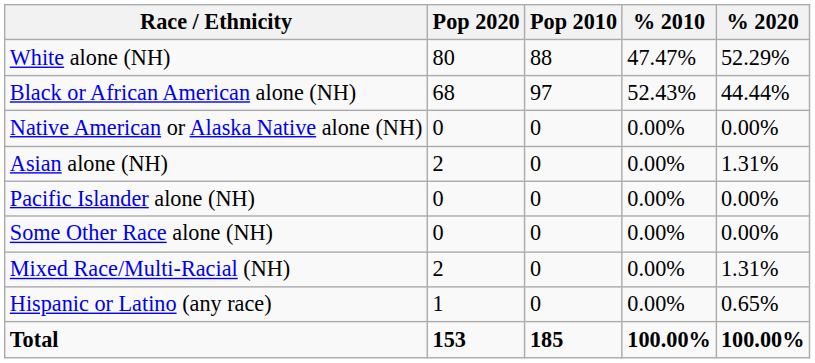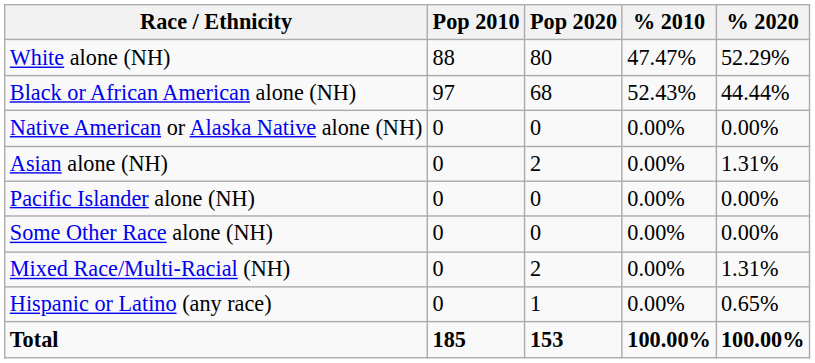columns swapped: (574, 22) <-> (476, 22)
